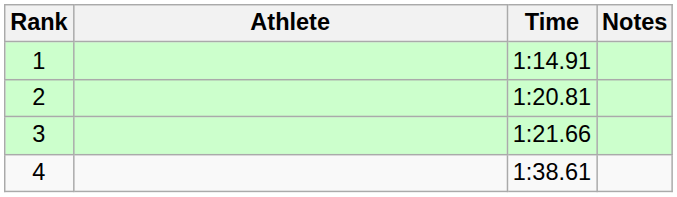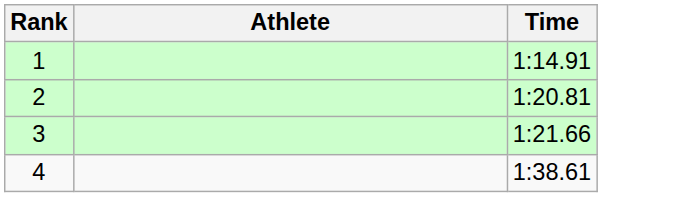- column: (635, 23)
